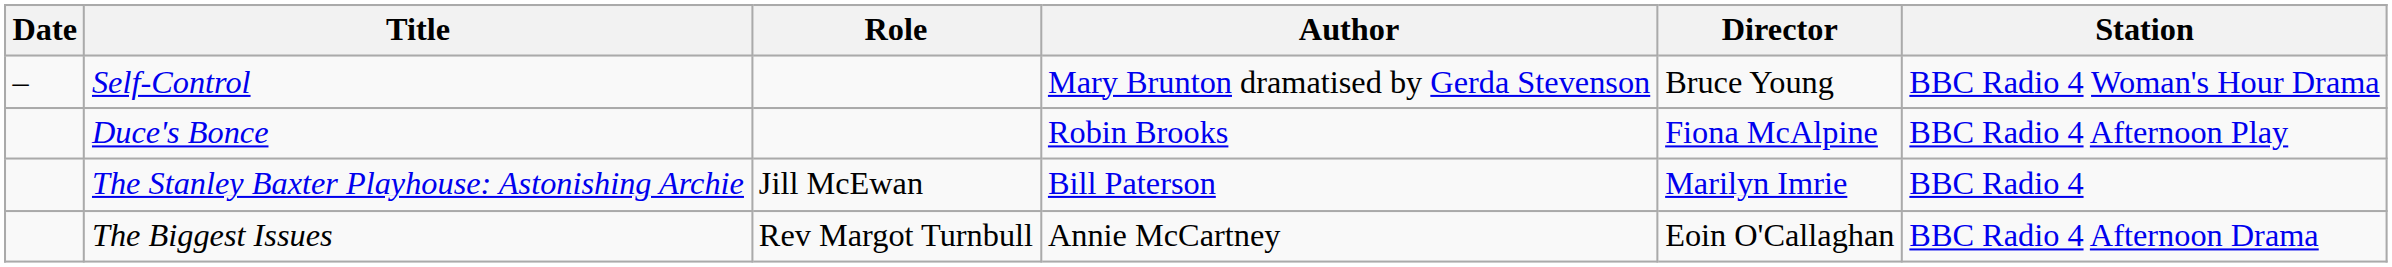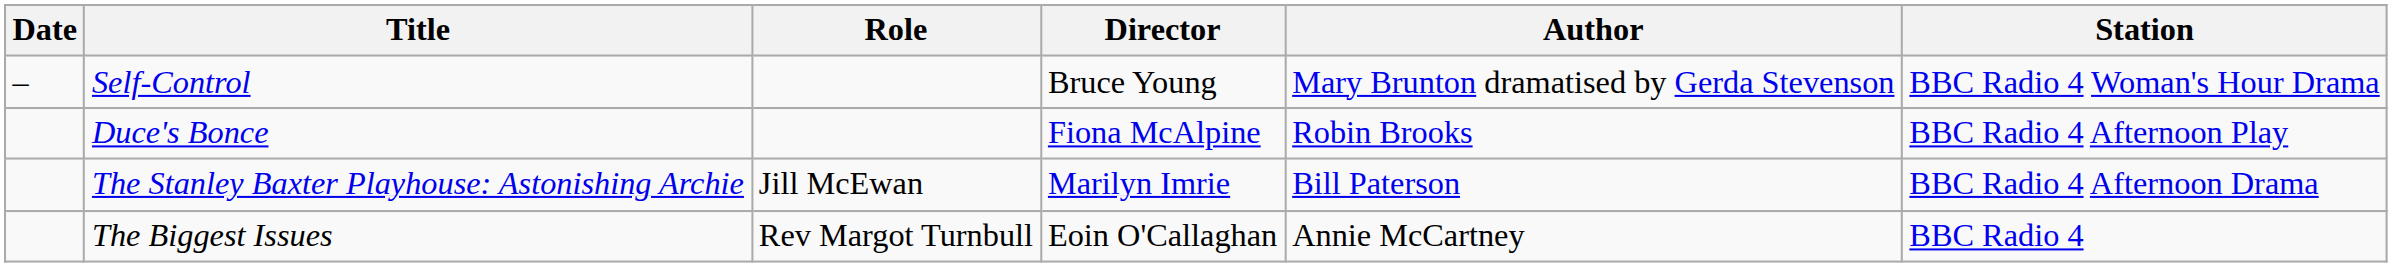columns swapped: (1349, 30) <-> (1780, 30)
(1996, 183) BBC Radio 4 -> (2114, 183) BBC Radio 4 Afternoon Drama
(2114, 235) BBC Radio 4 Afternoon Drama -> (1996, 235) BBC Radio 4
